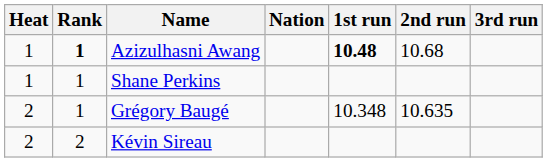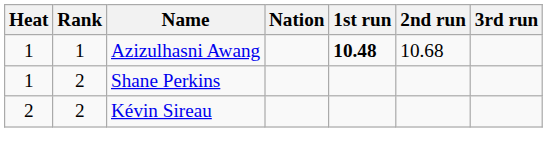(80, 50) bold -> (80, 50) normal
(80, 80) 1 -> (80, 80) 2
- row: (170, 111)
